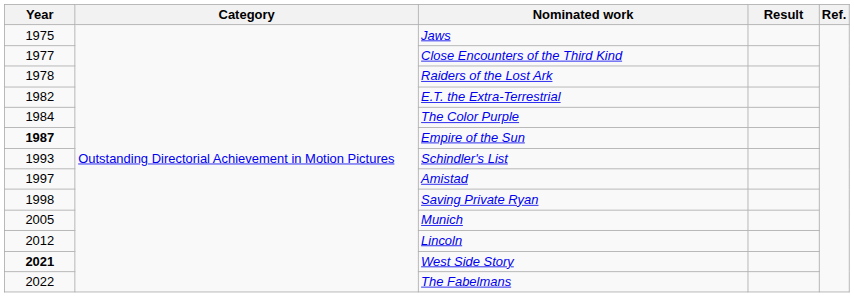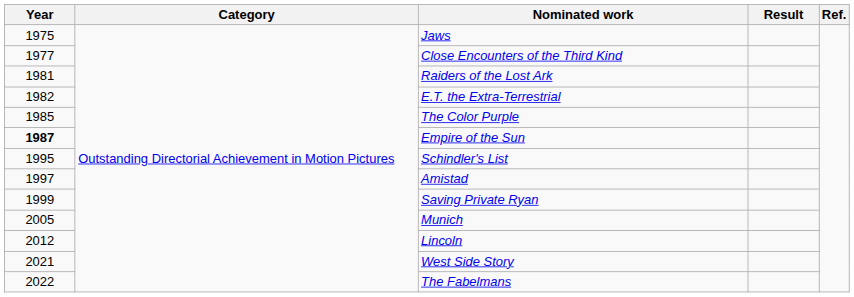(40, 76) 1978 -> (40, 76) 1981
(40, 117) 1984 -> (40, 117) 1985
(40, 158) 1993 -> (40, 158) 1995
(40, 199) 1998 -> (40, 199) 1999
(40, 261) bold -> (40, 261) normal
